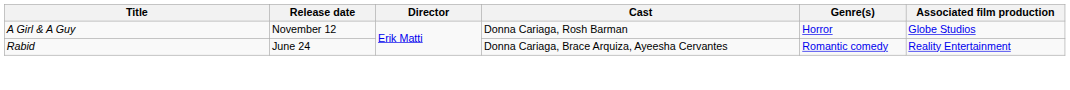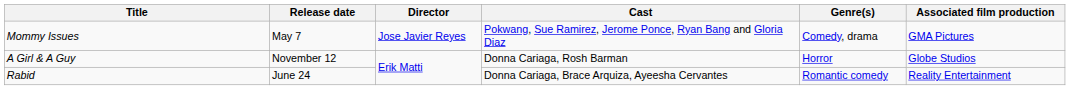+ row: (43, 36)
